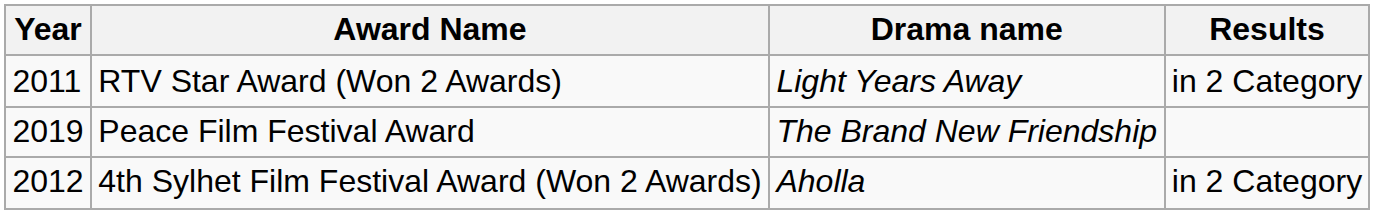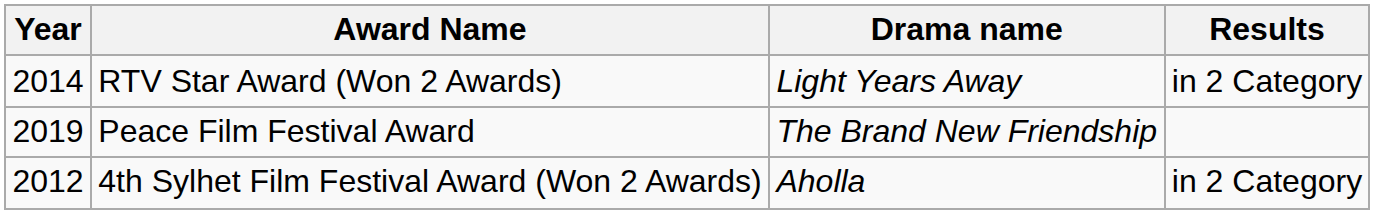(47, 80) 2011 -> (48, 80) 2014
